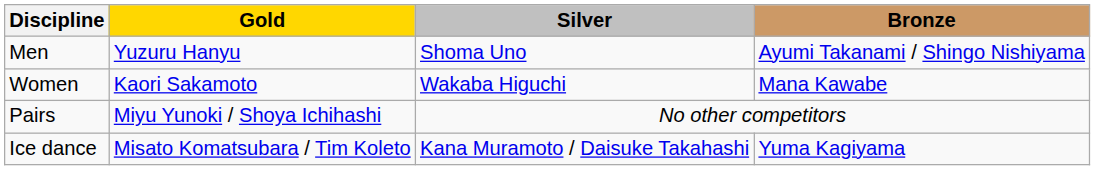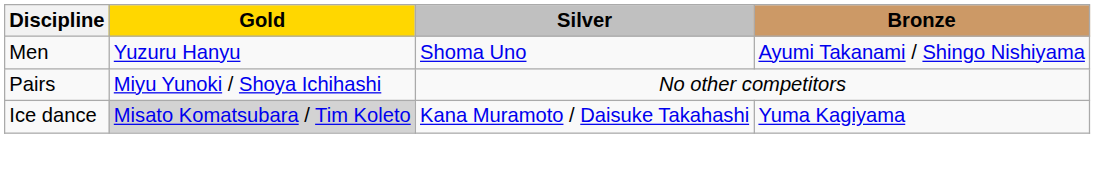- row: (44, 84)
(262, 148) no background -> (262, 116) lightgrey background
